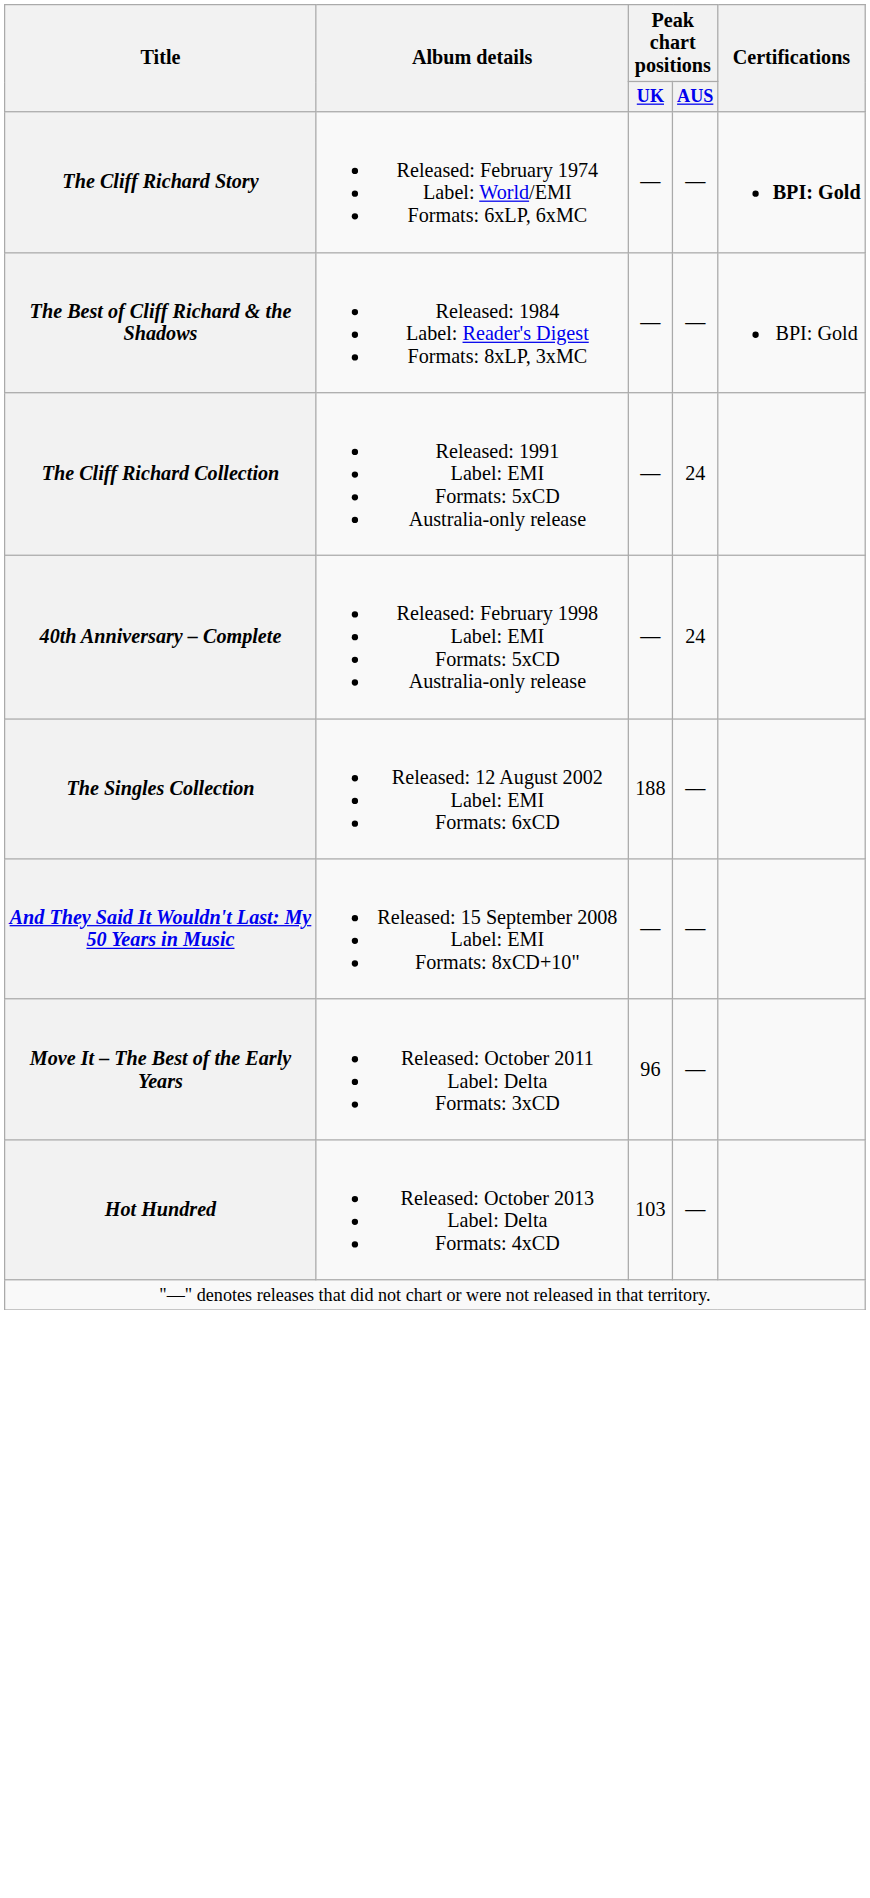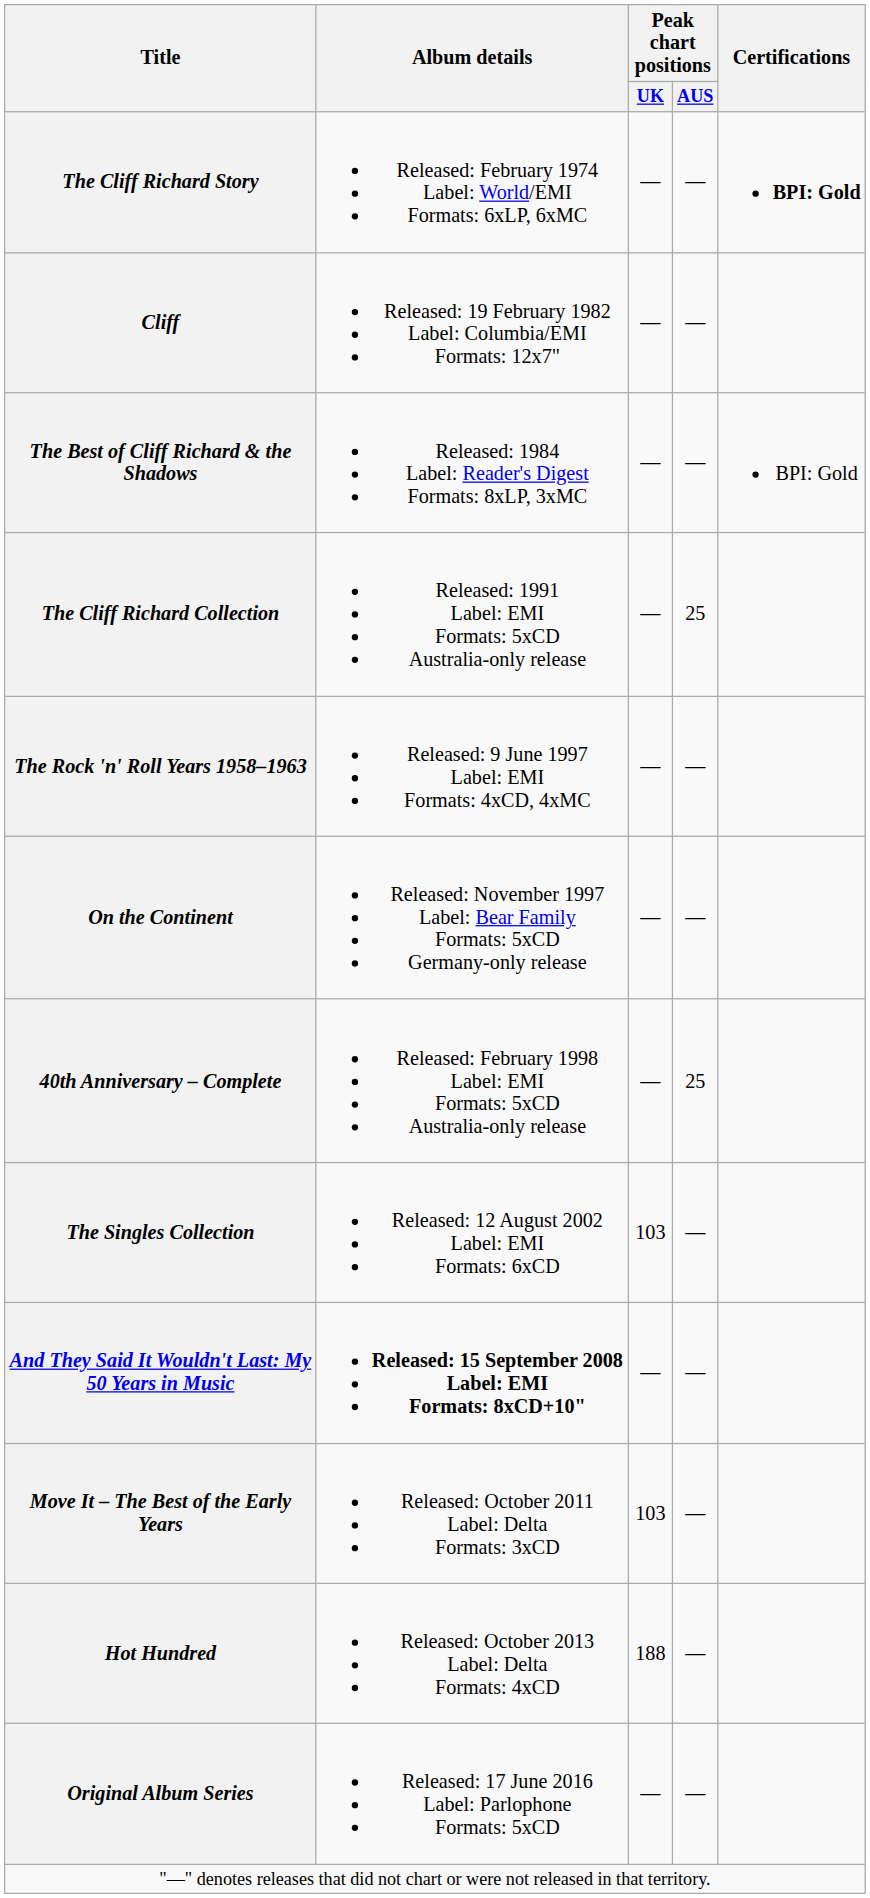+ row: (160, 322)
(695, 473) 24 -> (695, 614) 25
+ row: (160, 765)
+ row: (160, 917)
(695, 636) 24 -> (695, 1080) 25
(650, 788) 188 -> (650, 1232) 103
(472, 940) normal -> (472, 1384) bold
(650, 1069) 96 -> (650, 1512) 103
(650, 1209) 103 -> (650, 1653) 188
+ row: (160, 1793)
